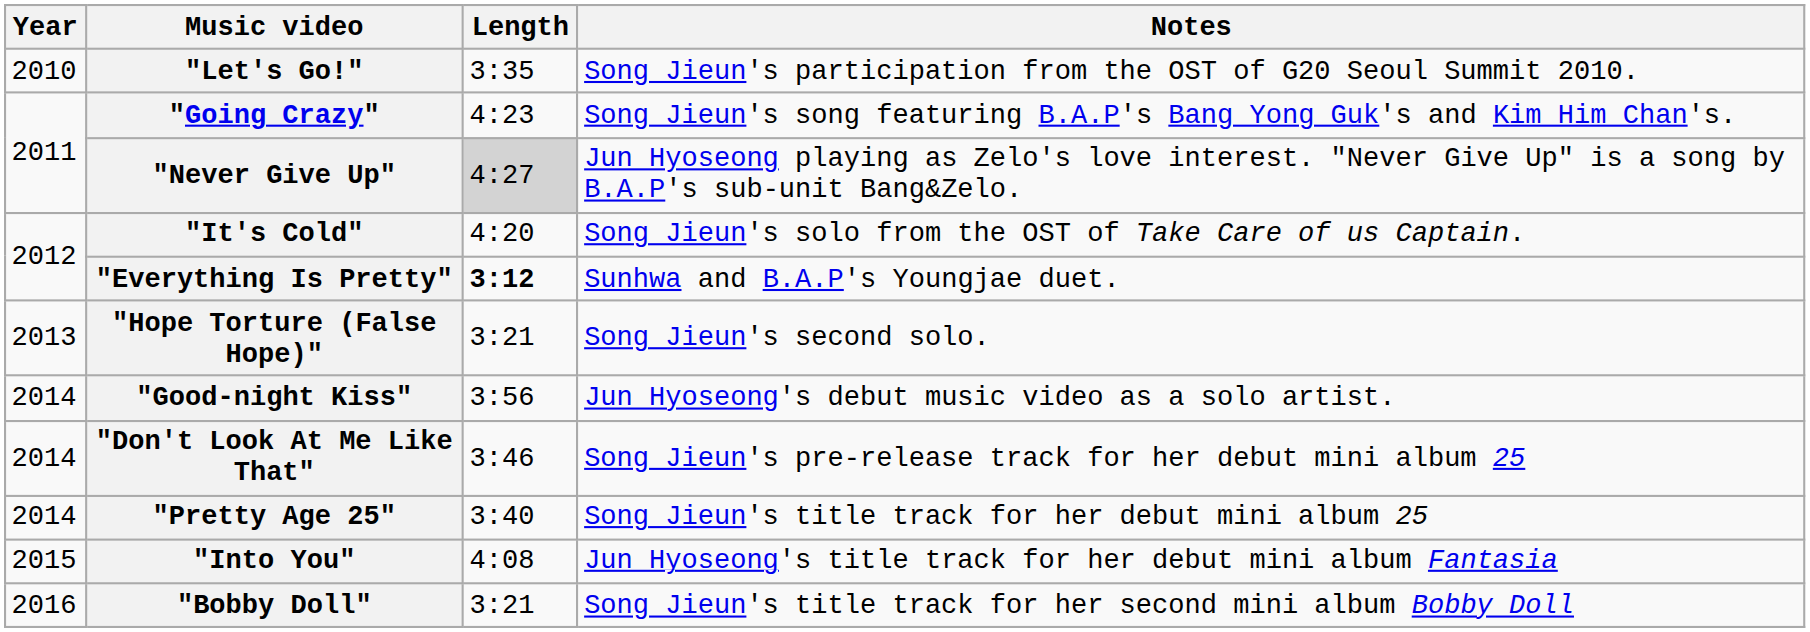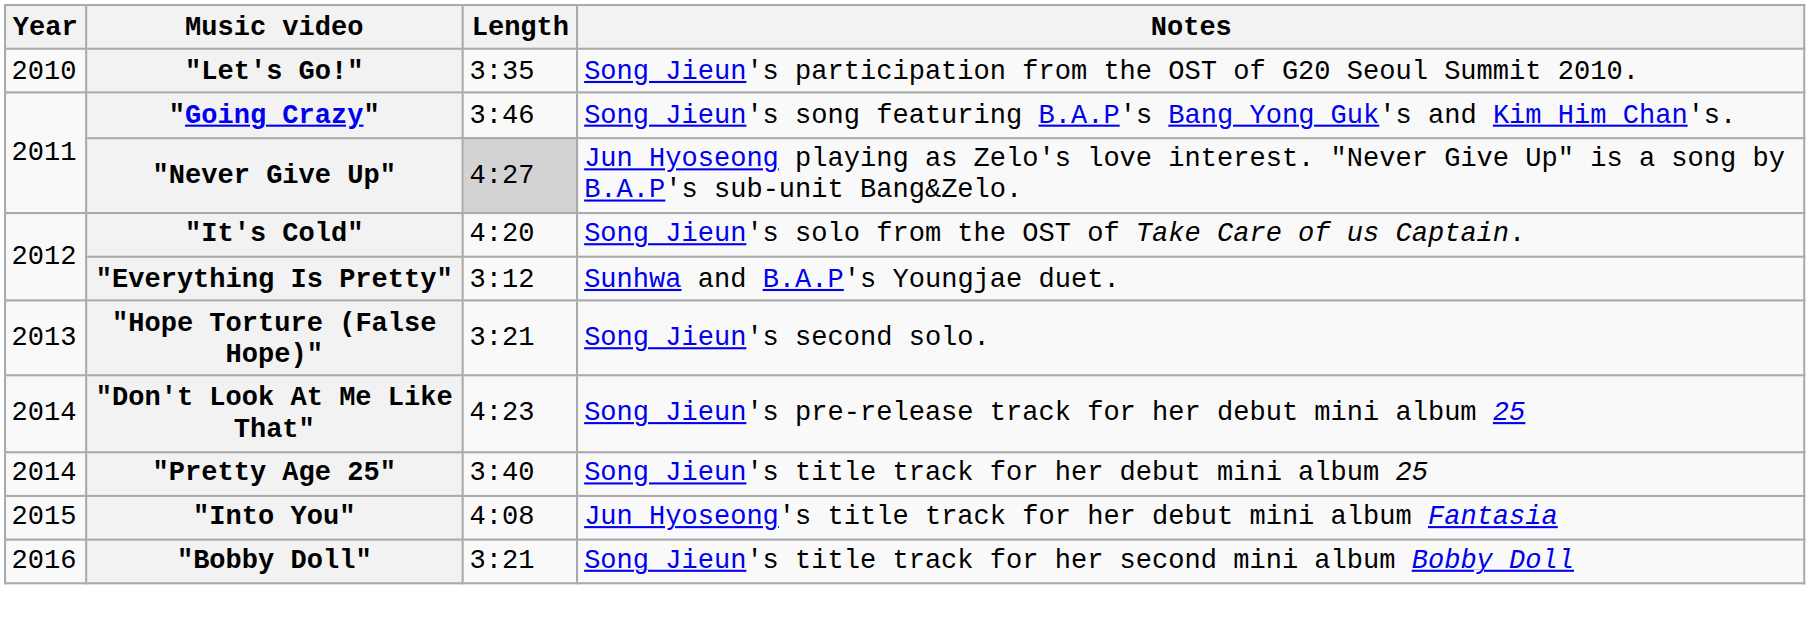(502, 115) 4:23 -> (502, 115) 3:46
(502, 279) bold -> (502, 279) normal
- row: (274, 398)
(502, 458) 3:46 -> (502, 414) 4:23
